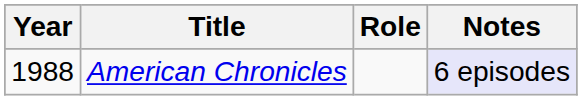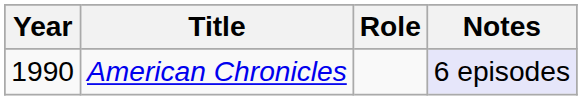(43, 71) 1988 -> (43, 71) 1990
